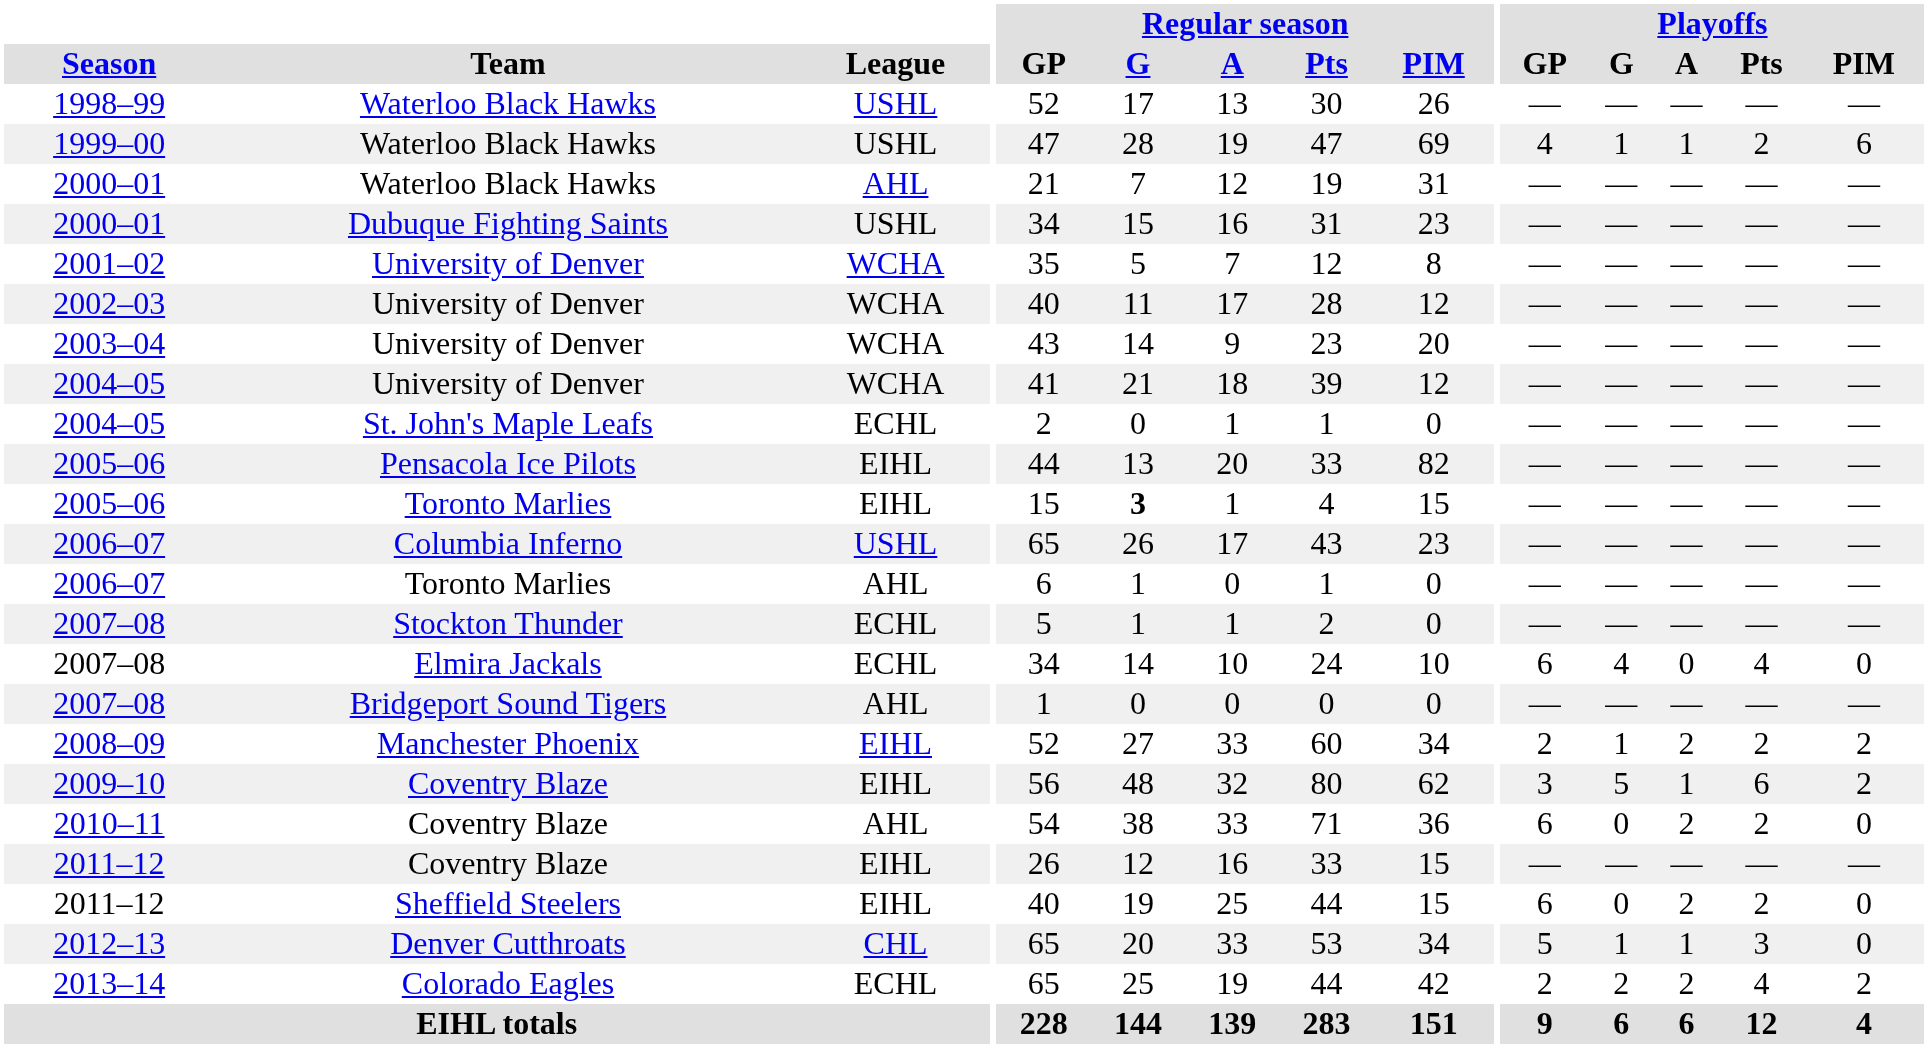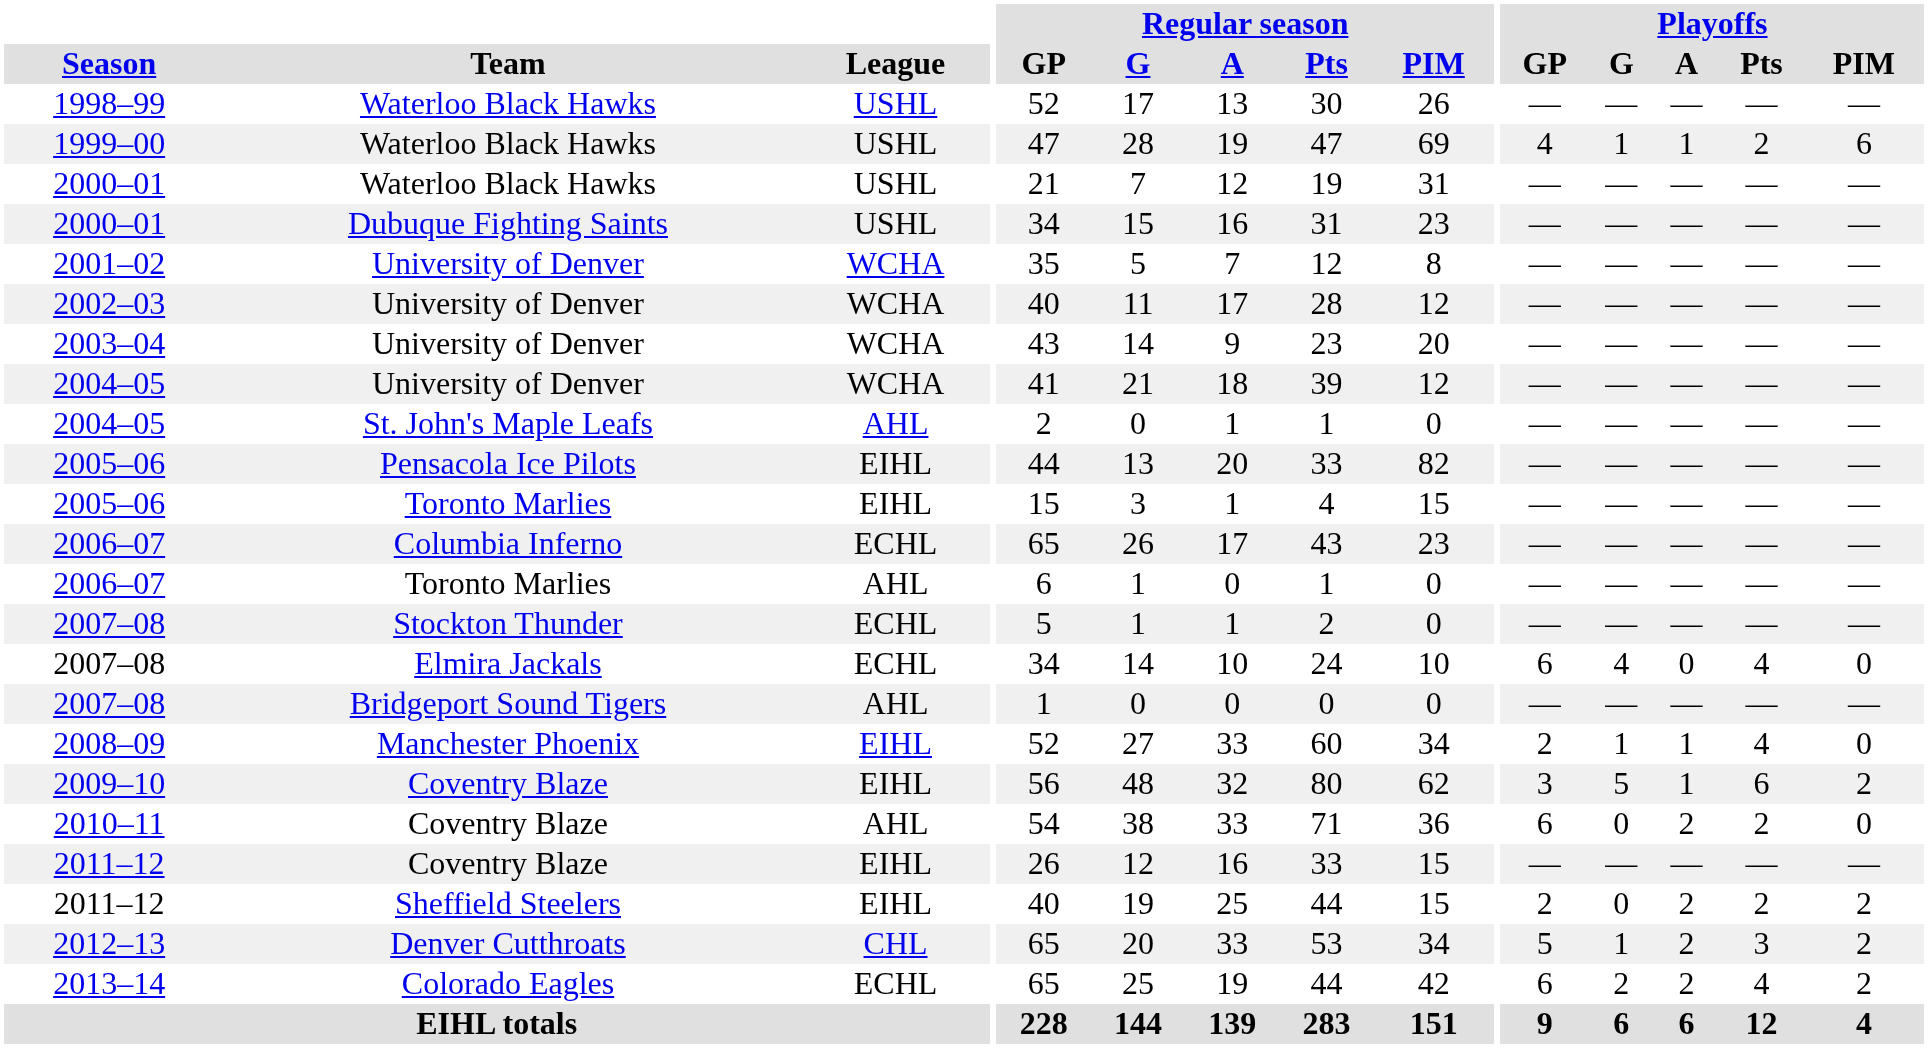(896, 183) AHL -> (896, 183) USHL
(896, 423) ECHL -> (896, 423) AHL
(1138, 503) bold -> (1138, 503) normal
(896, 543) USHL -> (896, 543) ECHL
(1687, 743) 2 -> (1687, 743) 1
(1762, 743) 2 -> (1762, 743) 4
(1864, 743) 2 -> (1864, 743) 0
(1545, 903) 6 -> (1545, 903) 2
(1864, 903) 0 -> (1864, 903) 2
(1687, 943) 1 -> (1687, 943) 2
(1864, 943) 0 -> (1864, 943) 2
(1545, 983) 2 -> (1545, 983) 6
